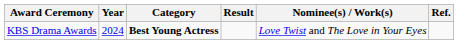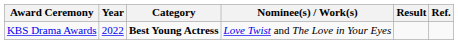columns swapped: (343, 13) <-> (239, 13)
(113, 30) 2024 -> (113, 30) 2022
